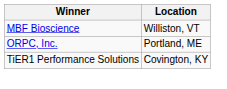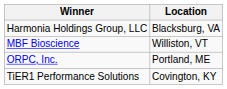+ row: (77, 28)
